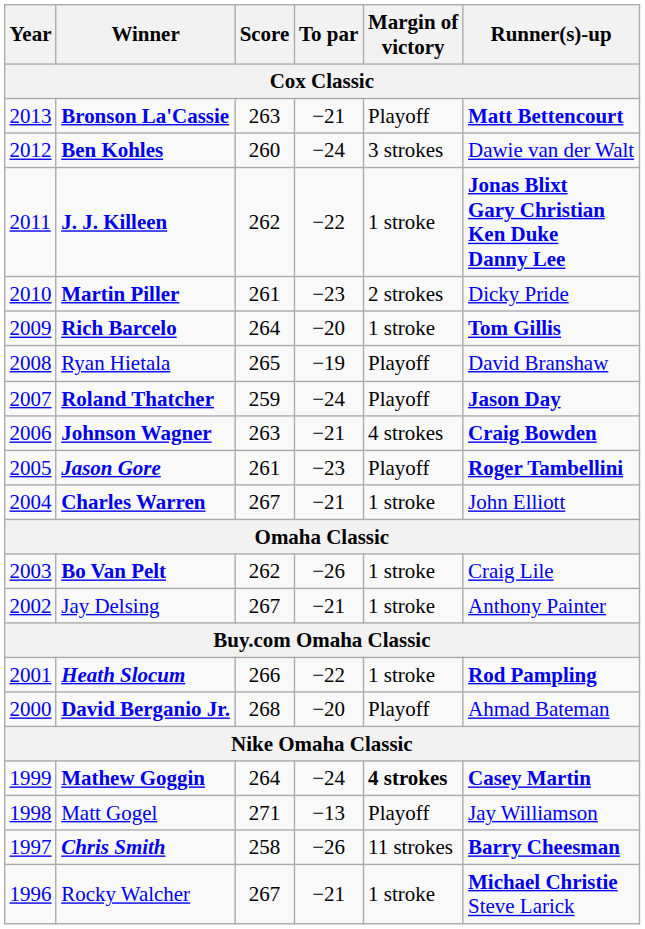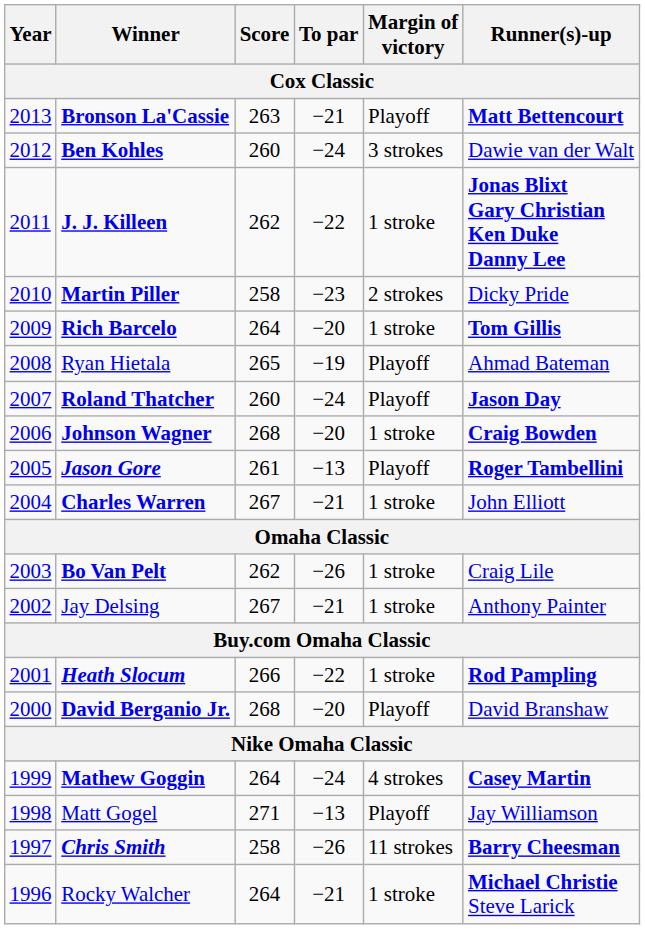(264, 294) 261 -> (264, 294) 258
(538, 363) David Branshaw -> (539, 363) Ahmad Bateman
(264, 398) 259 -> (264, 398) 260
(264, 432) 263 -> (264, 432) 268
(329, 432) −21 -> (329, 432) −20
(406, 432) 4 strokes -> (402, 432) 1 stroke
(329, 467) −23 -> (329, 467) −13
(539, 709) Ahmad Bateman -> (538, 709) David Branshaw
(408, 778) bold -> (406, 778) normal
(264, 894) 267 -> (264, 894) 264
